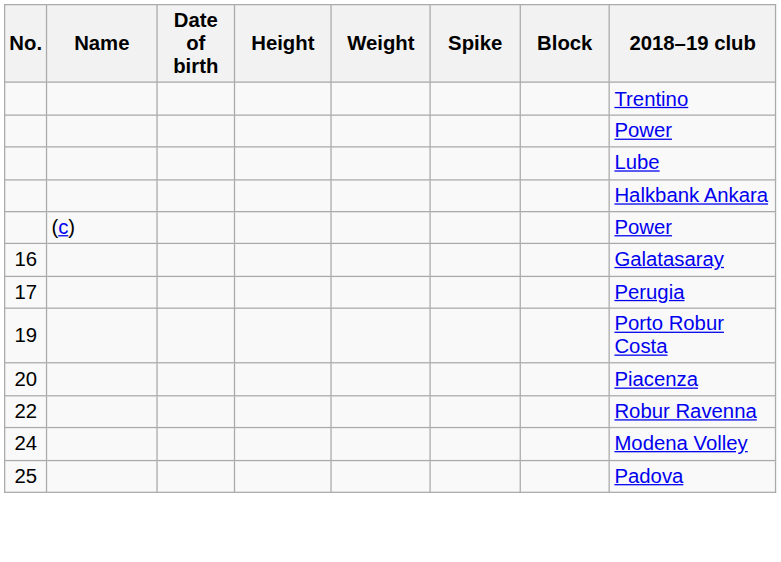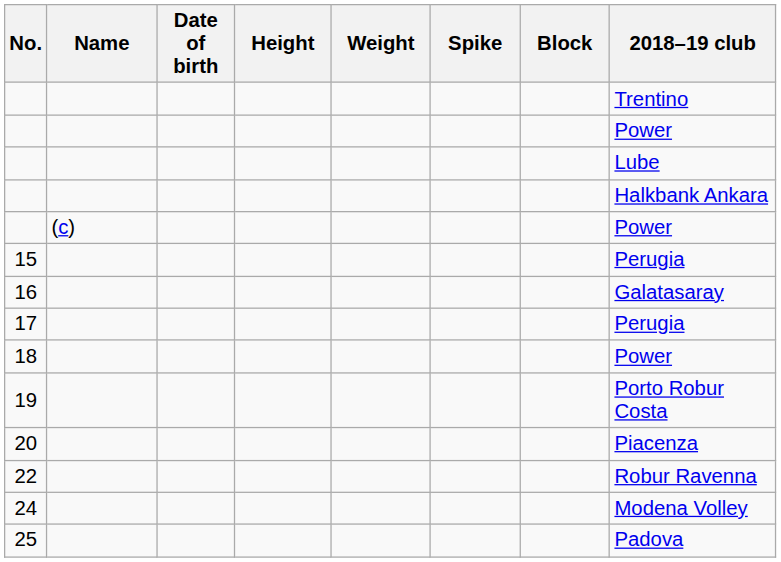+ row: (26, 259)
+ row: (26, 356)
